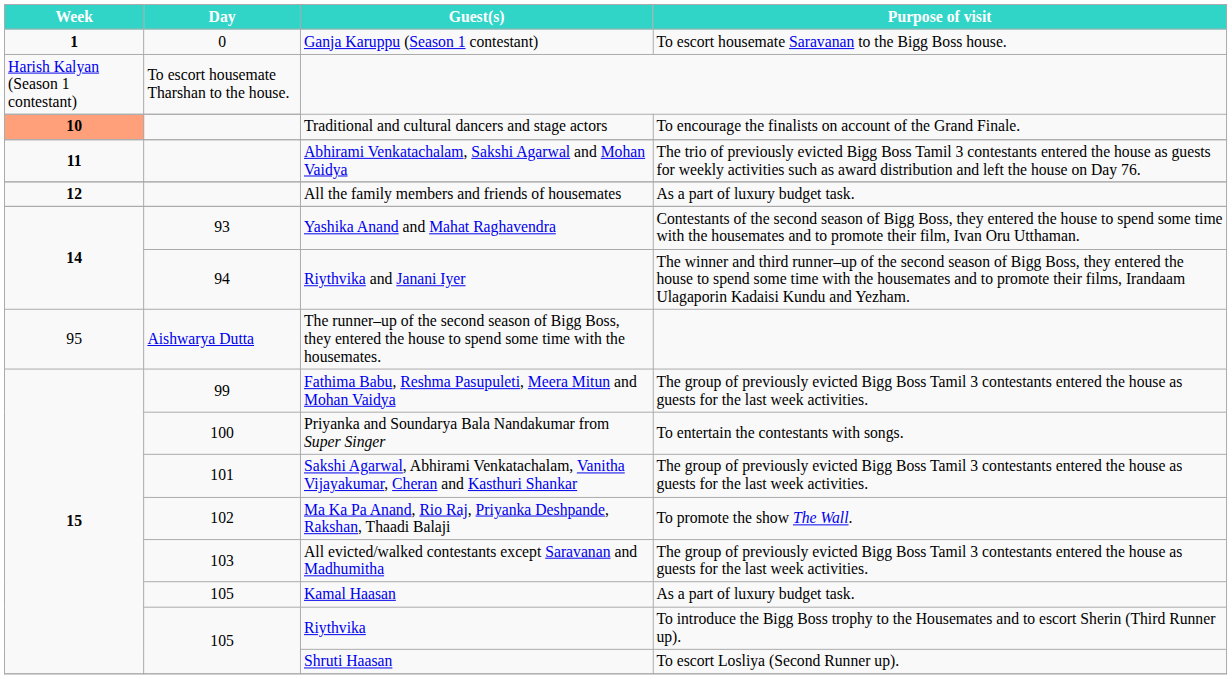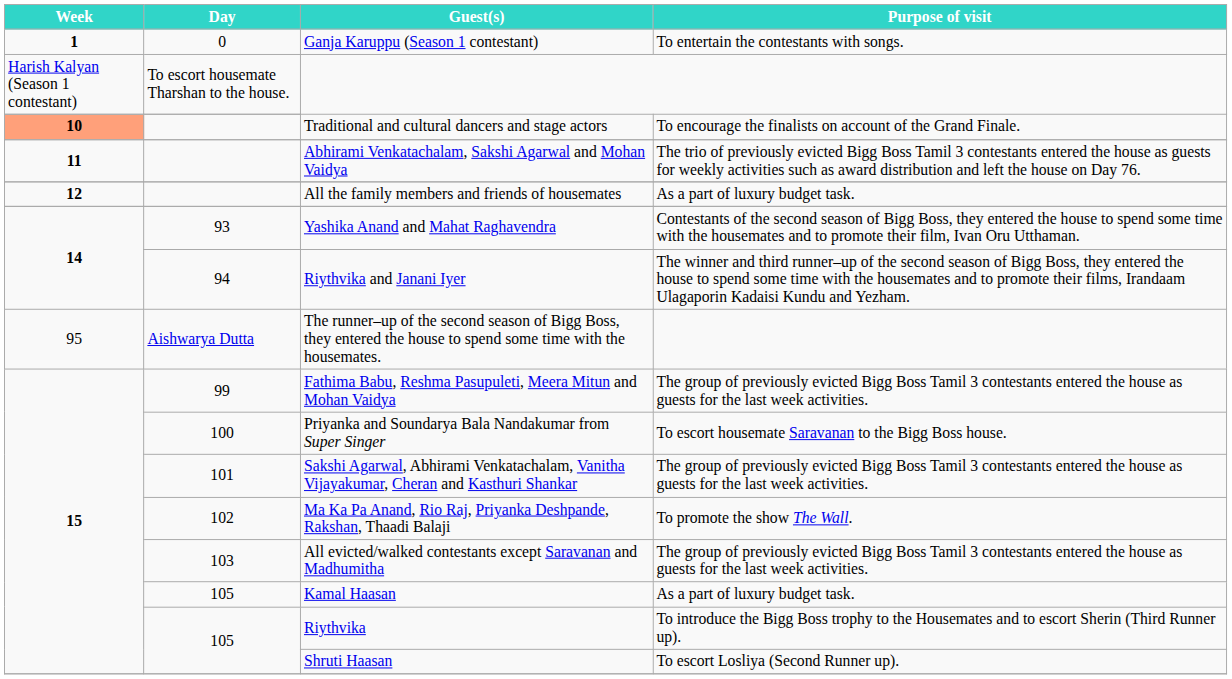(832, 41) To escort housemate Saravanan to the Bigg Boss house. -> (780, 41) To entertain the contestants with songs.
(780, 433) To entertain the contestants with songs. -> (832, 433) To escort housemate Saravanan to the Bigg Boss house.
